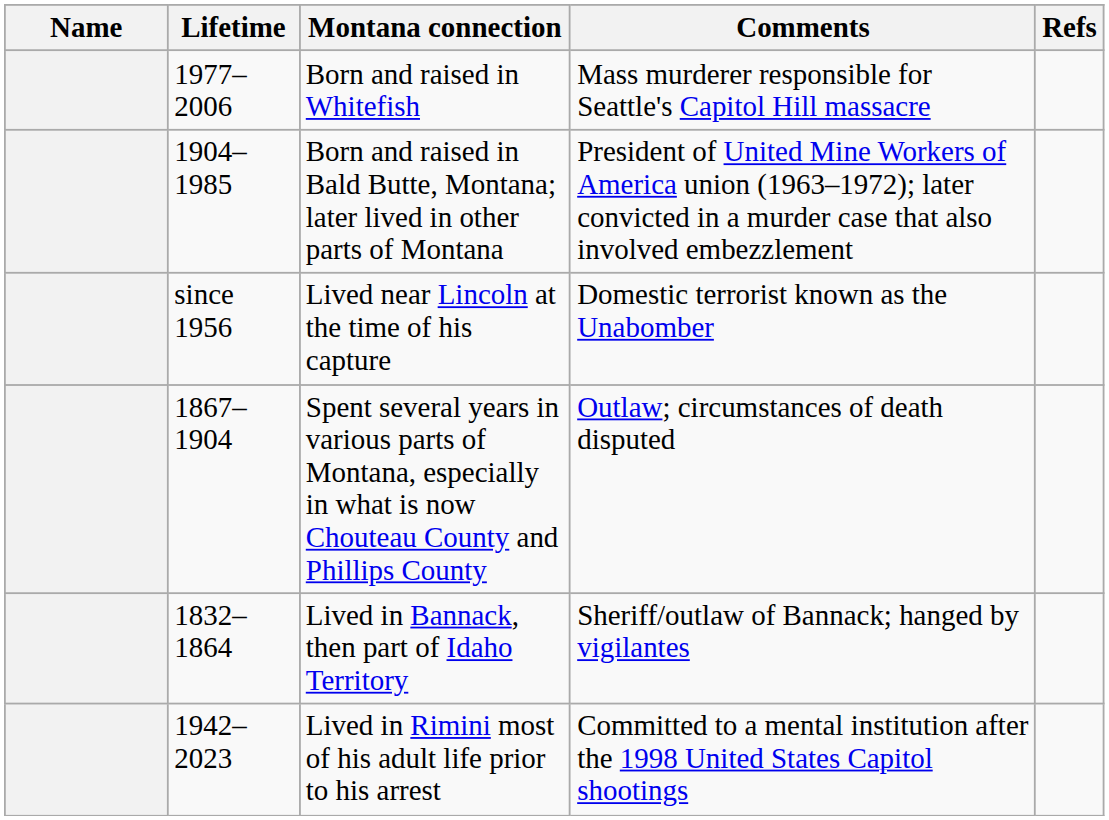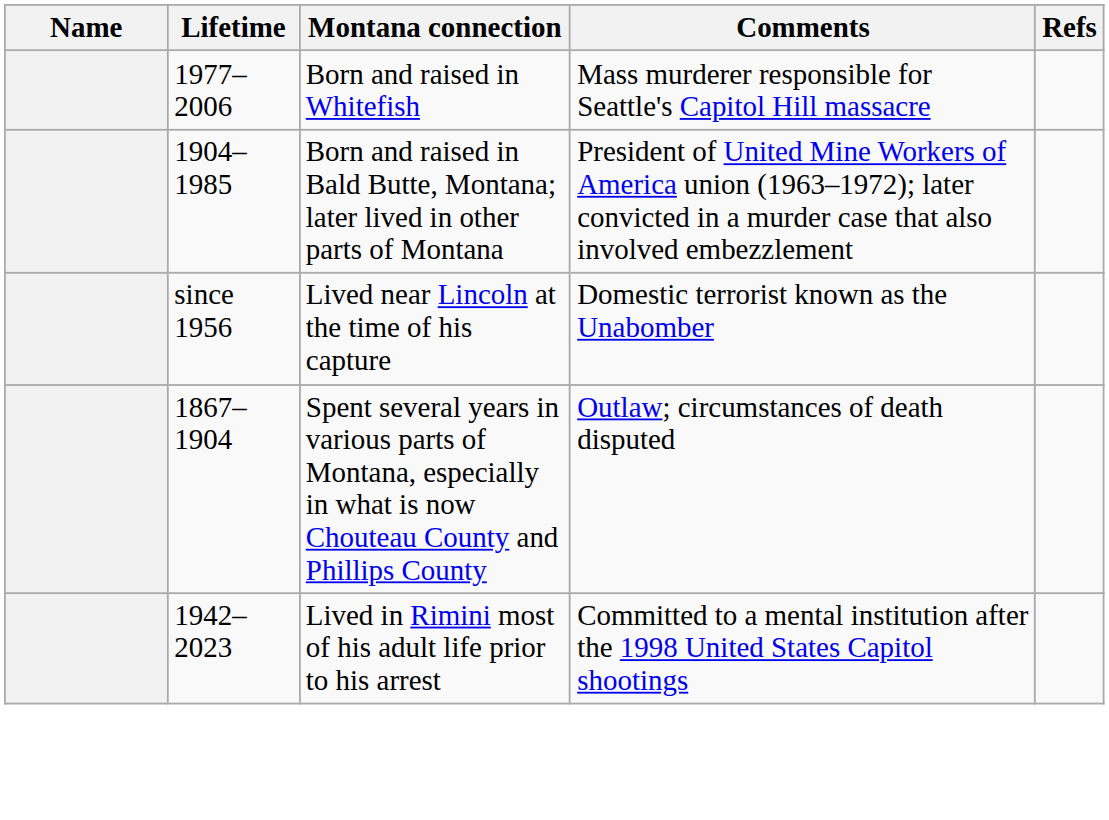- row: (412, 648)
